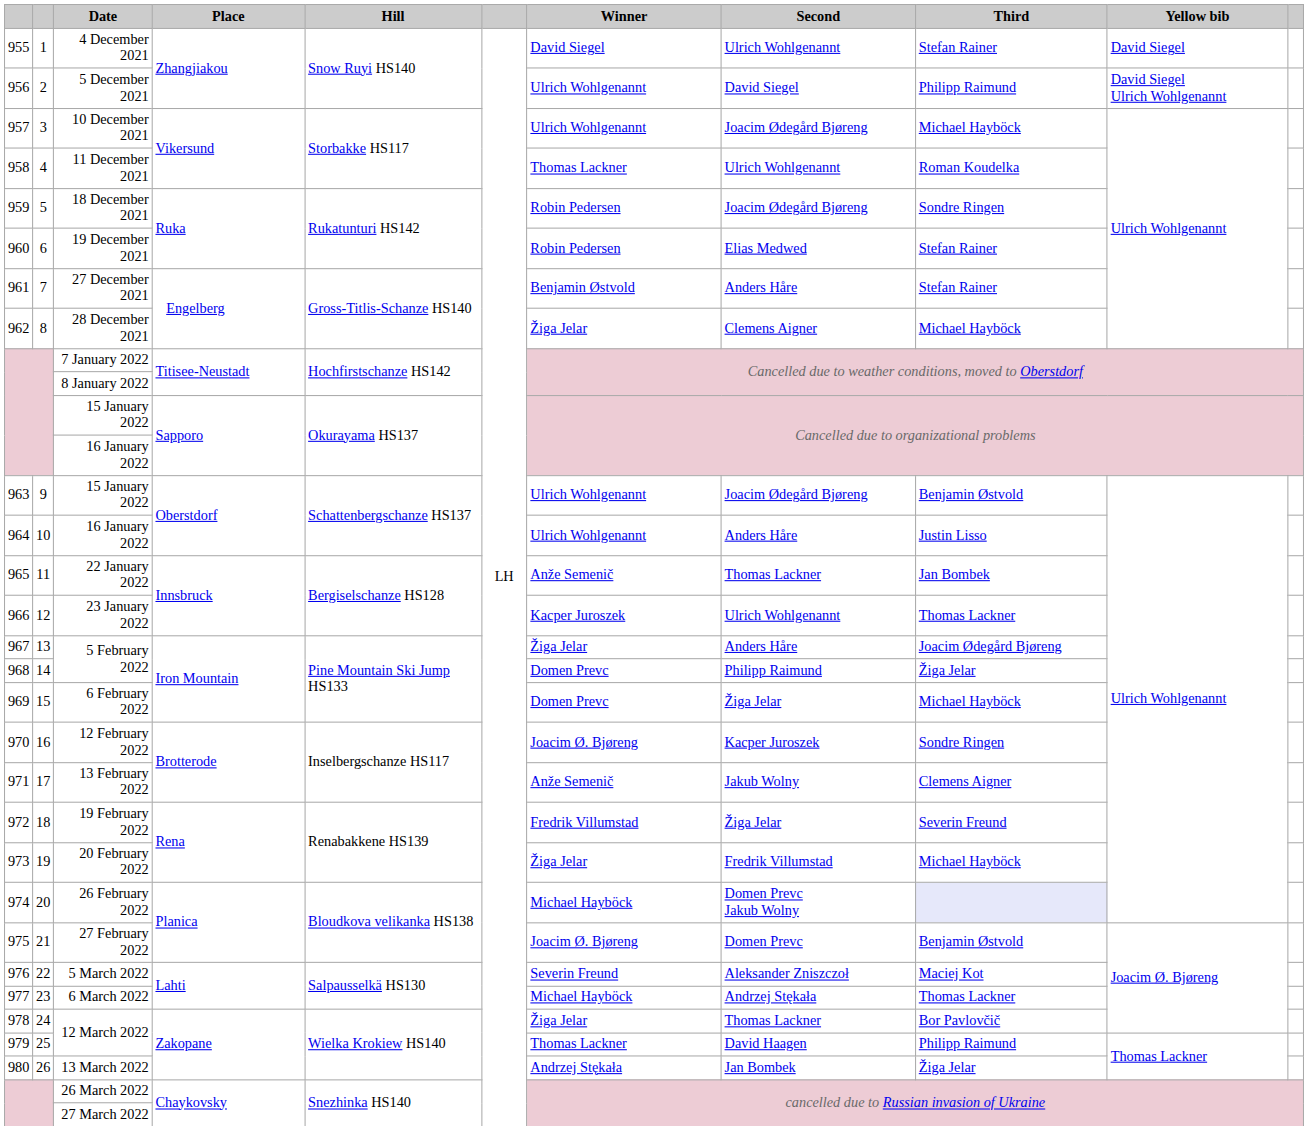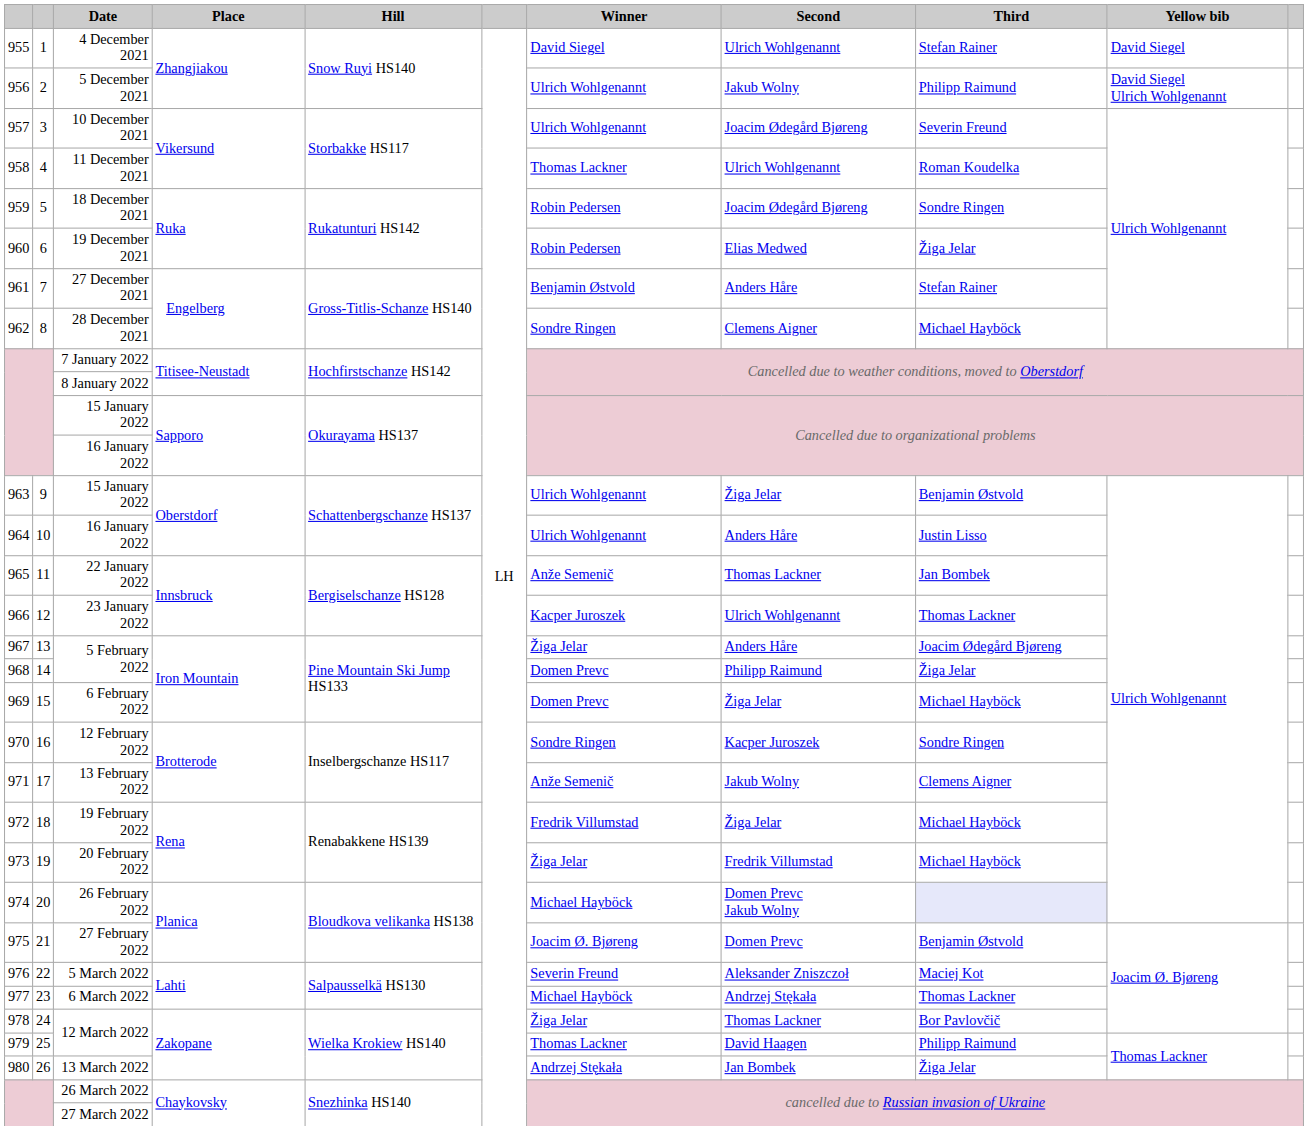(762, 87) David Siegel -> (762, 87) Jakub Wolny
(970, 127) Michael Hayböck -> (963, 127) Severin Freund
(958, 247) Stefan Rainer -> (947, 247) Žiga Jelar
(559, 327) Žiga Jelar -> (573, 327) Sondre Ringen
(796, 494) Joacim Ødegård Bjøreng -> (753, 494) Žiga Jelar
(584, 741) Joacim Ø. Bjøreng -> (573, 741) Sondre Ringen
(963, 821) Severin Freund -> (970, 821) Michael Hayböck
